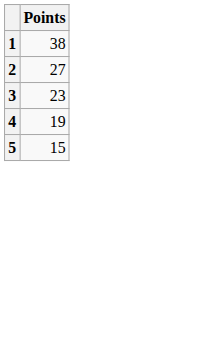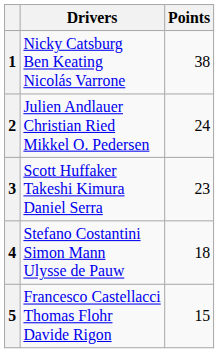+ column: (92, 17)
(58, 69) 27 -> (202, 126) 24
(58, 121) 19 -> (202, 253) 18
